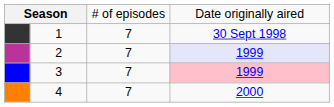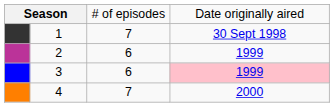(128, 53) 7 -> (128, 53) 6
(250, 53) lavender background -> (250, 53) no background
(128, 72) 7 -> (128, 72) 6
